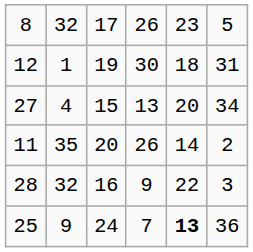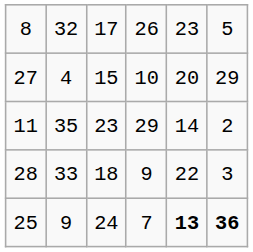- row: (26, 65)
(147, 105) 13 -> (147, 77) 10
(227, 105) 34 -> (227, 77) 29
(106, 146) 20 -> (106, 126) 23
(147, 146) 26 -> (147, 126) 29
(66, 186) 32 -> (66, 174) 33
(106, 186) 16 -> (106, 174) 18
(227, 226) normal -> (227, 222) bold
